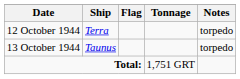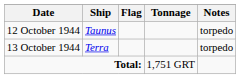(97, 30) Terra -> (101, 30) Taunus
(101, 47) Taunus -> (97, 47) Terra
